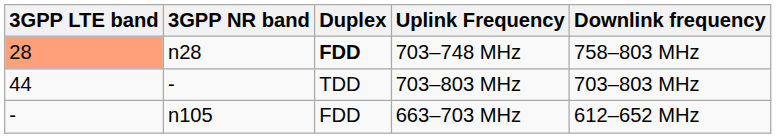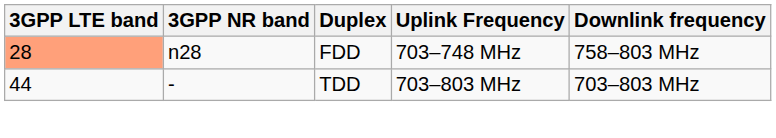(340, 52) bold -> (340, 52) normal
- row: (458, 116)
